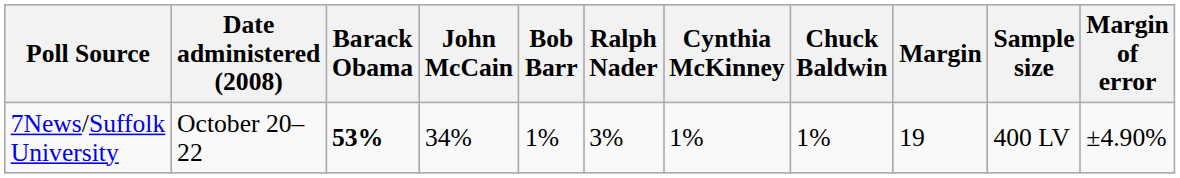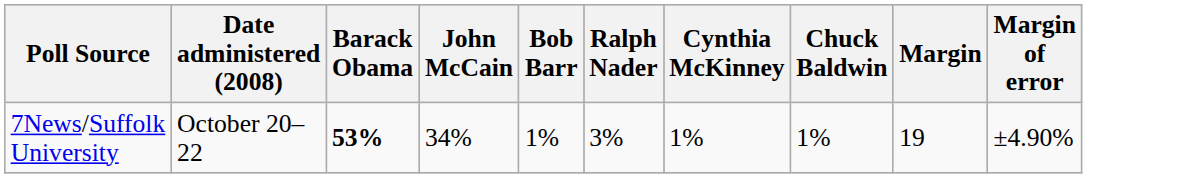- column: (1034, 53)
